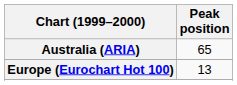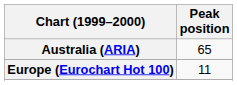(205, 69) 13 -> (205, 69) 11
